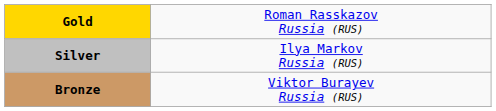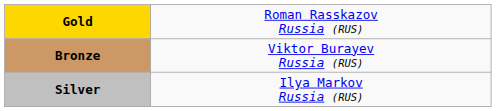rows swapped: (78, 56) <-> (78, 90)
